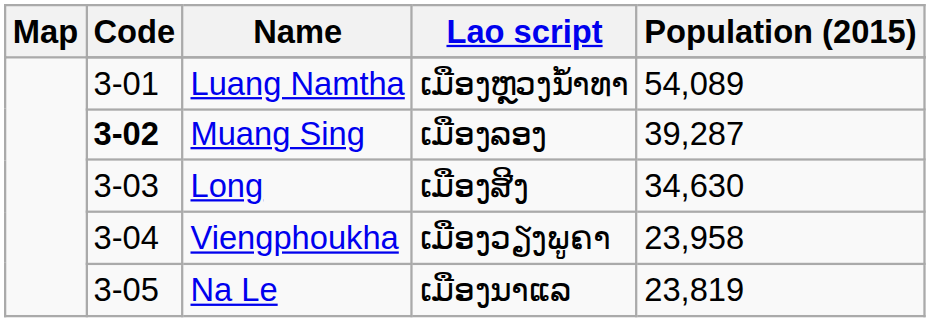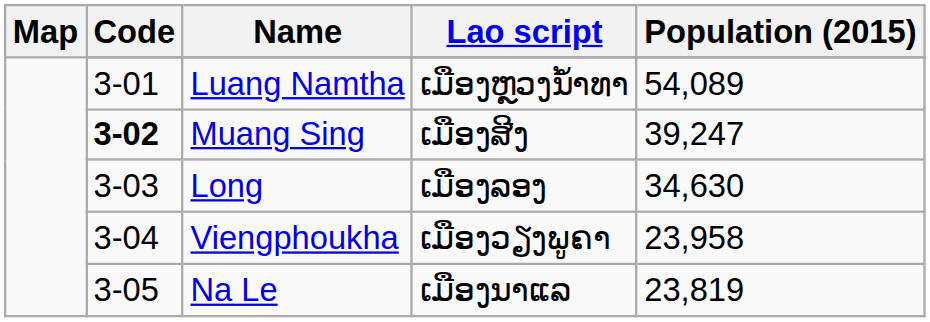(484, 135) ເມືອງລອງ -> (475, 135) ເມືອງສີງ
(694, 135) 39,287 -> (694, 135) 39,247
(475, 186) ເມືອງສີງ -> (484, 186) ເມືອງລອງ
